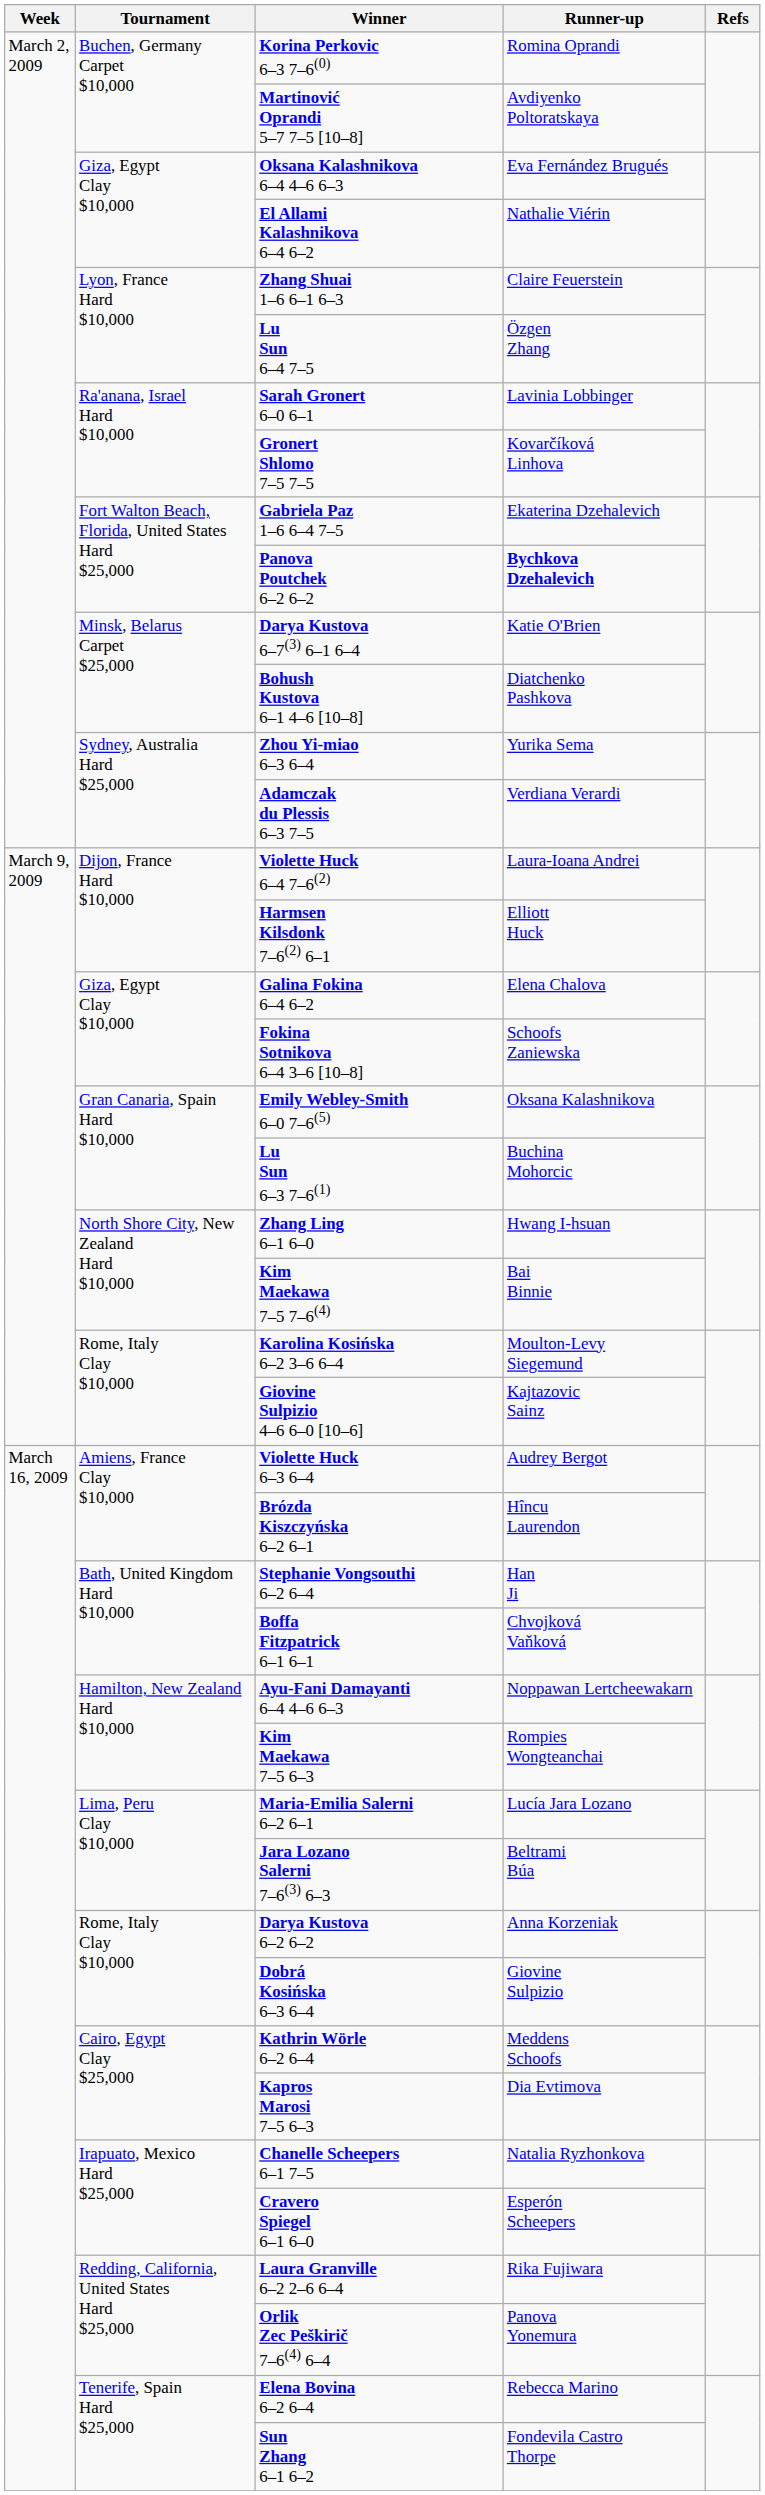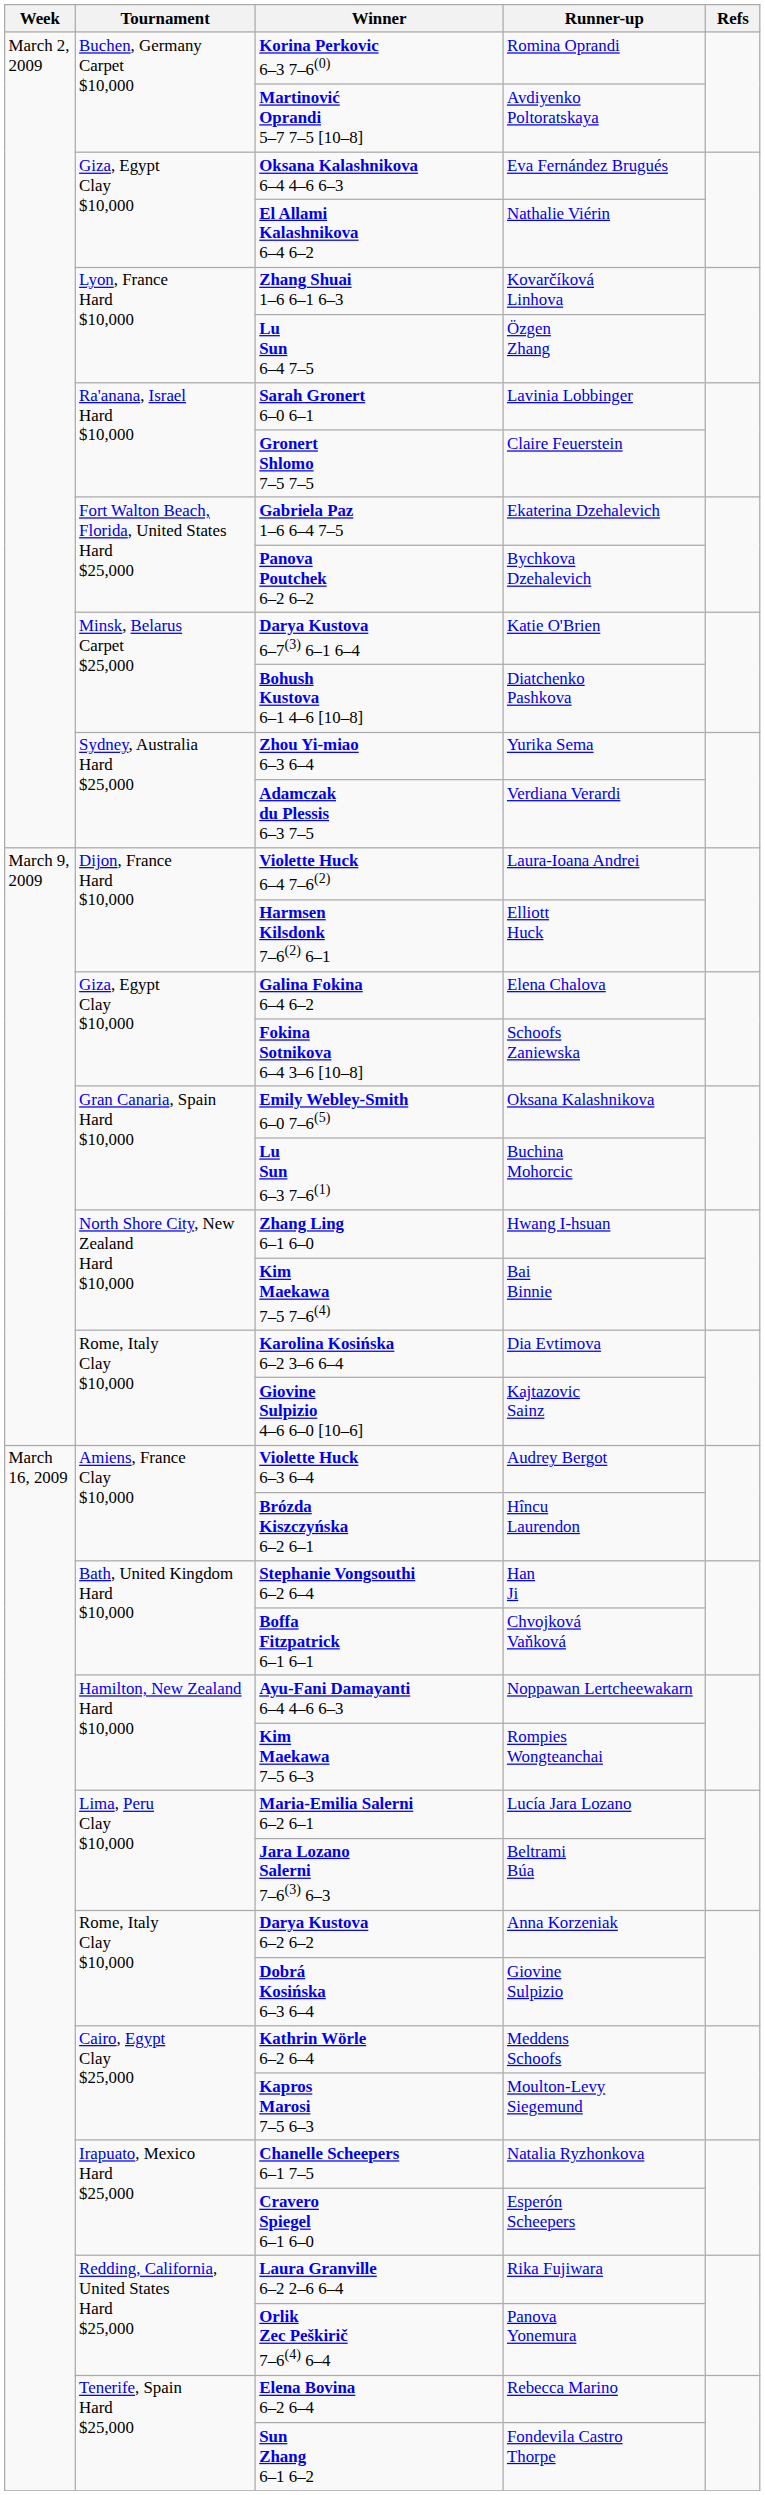(565, 280) Claire Feuerstein -> (550, 290) Kovarčíková Linhova
(550, 453) Kovarčíková Linhova -> (565, 443) Claire Feuerstein
(551, 568) bold -> (549, 568) normal
(556, 1353) Moulton-Levy Siegemund -> (554, 1343) Dia Evtimova
(554, 2086) Dia Evtimova -> (556, 2096) Moulton-Levy Siegemund
